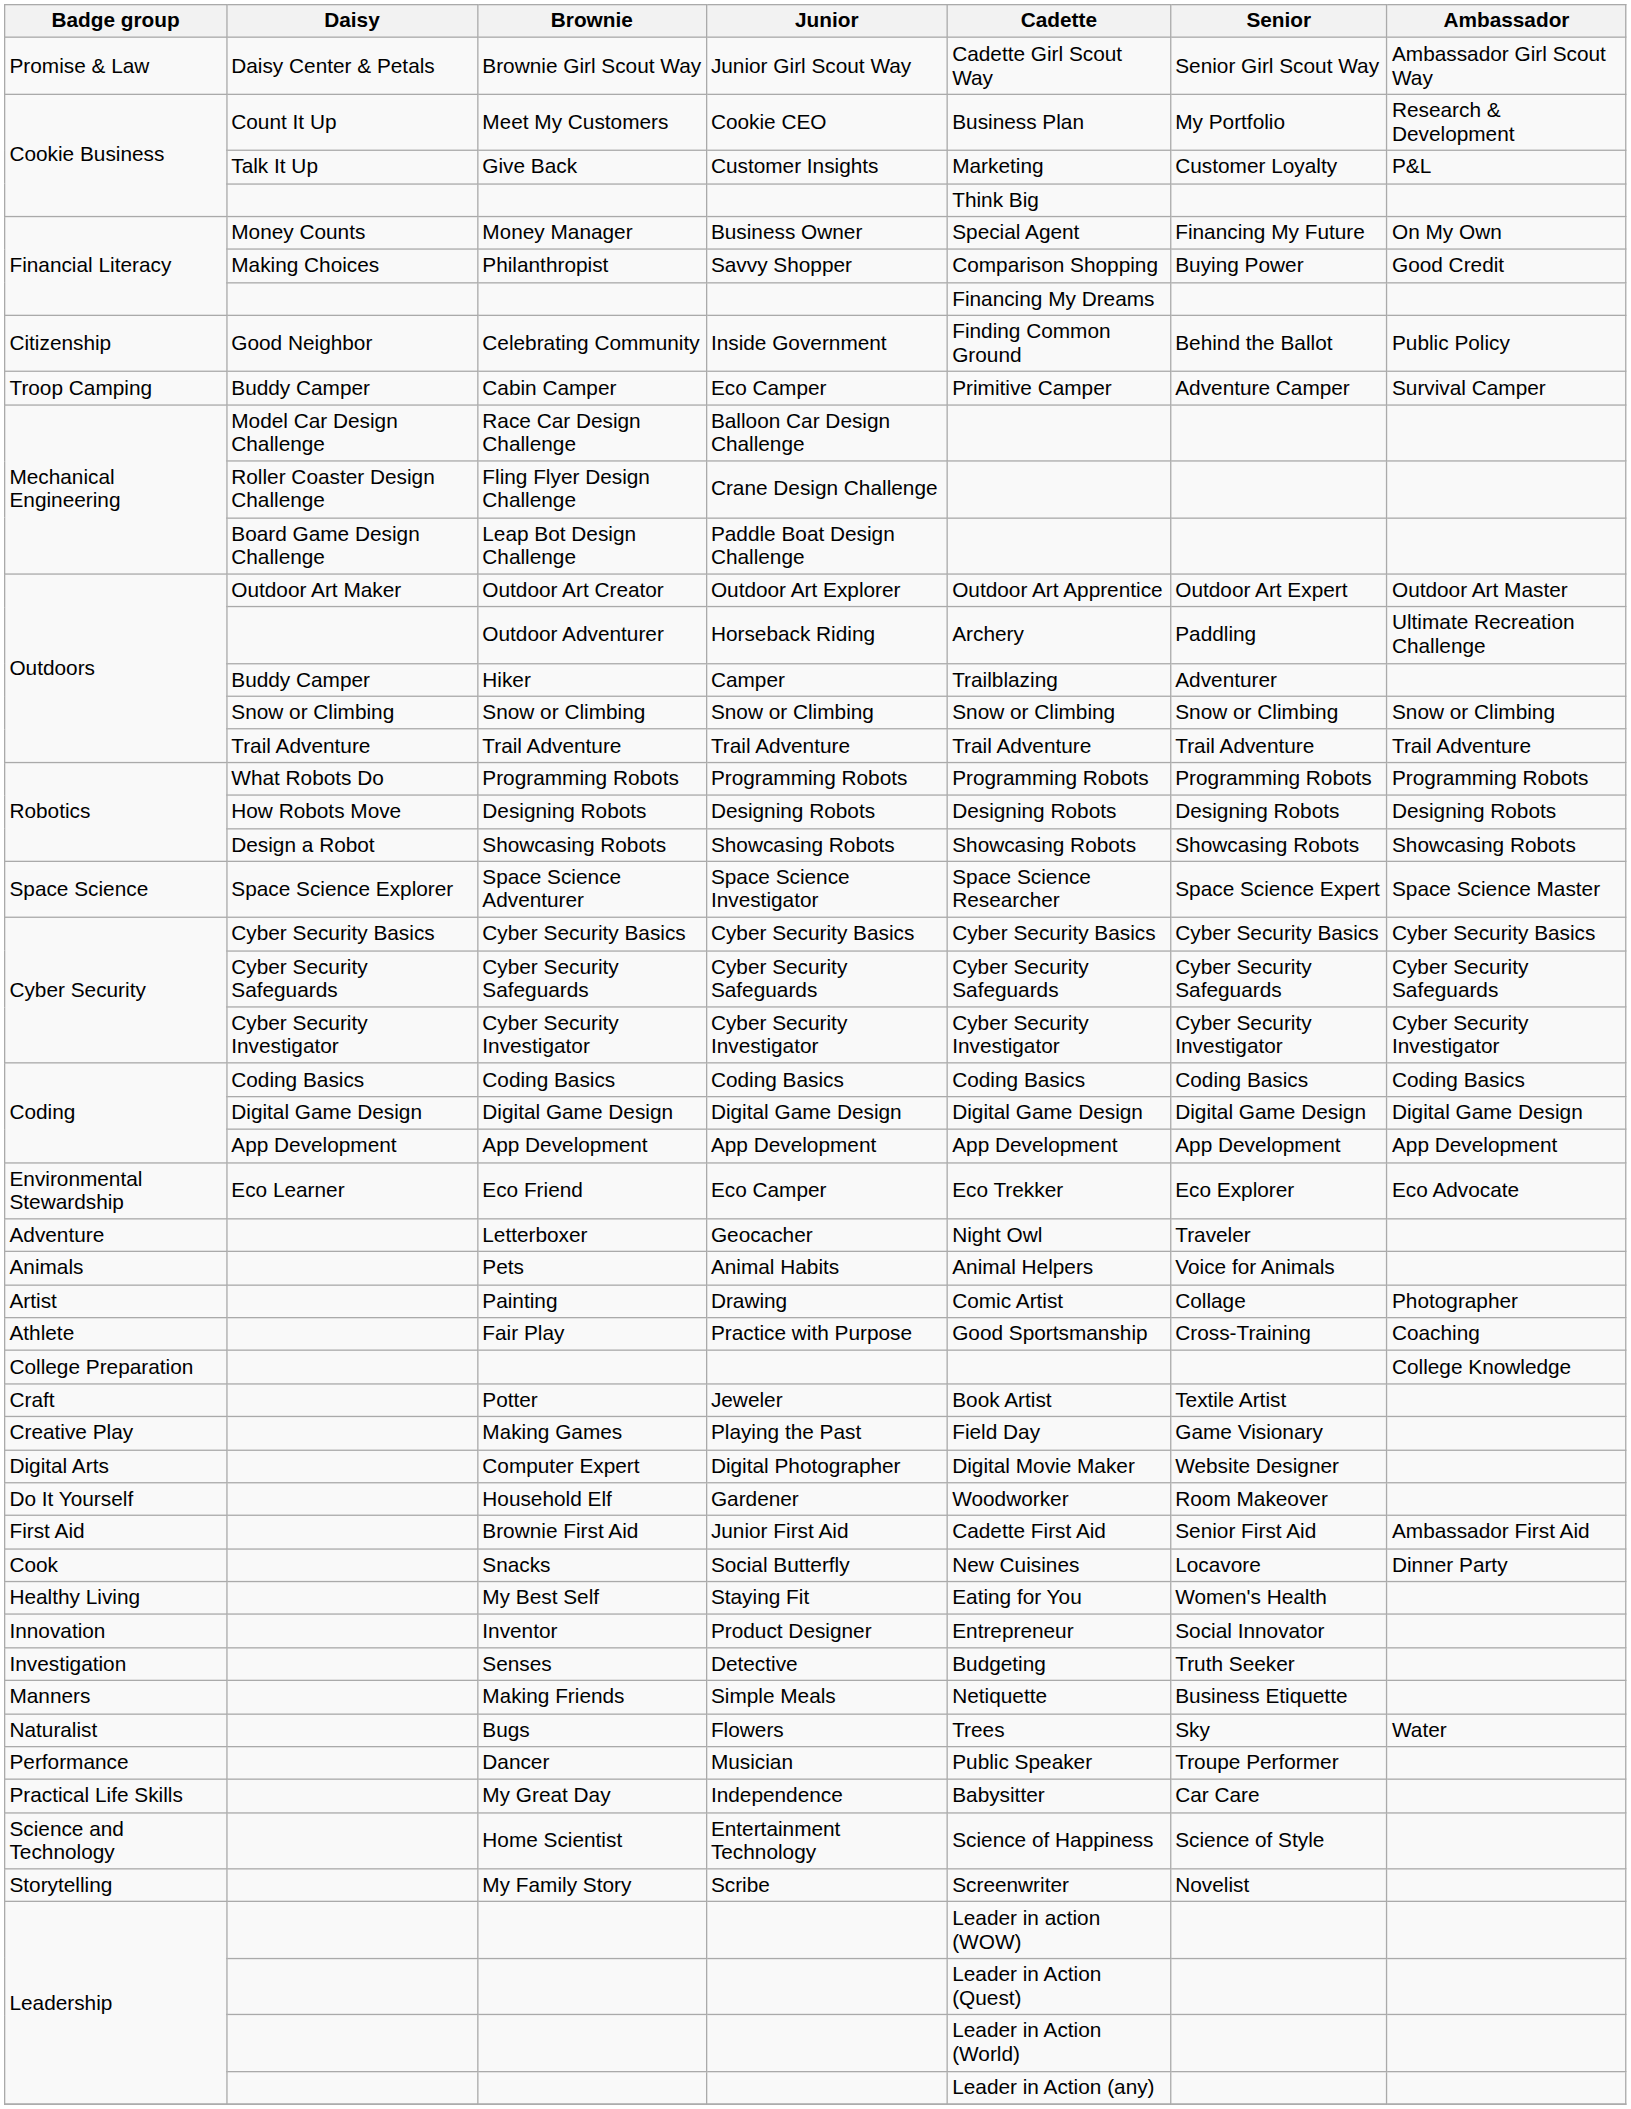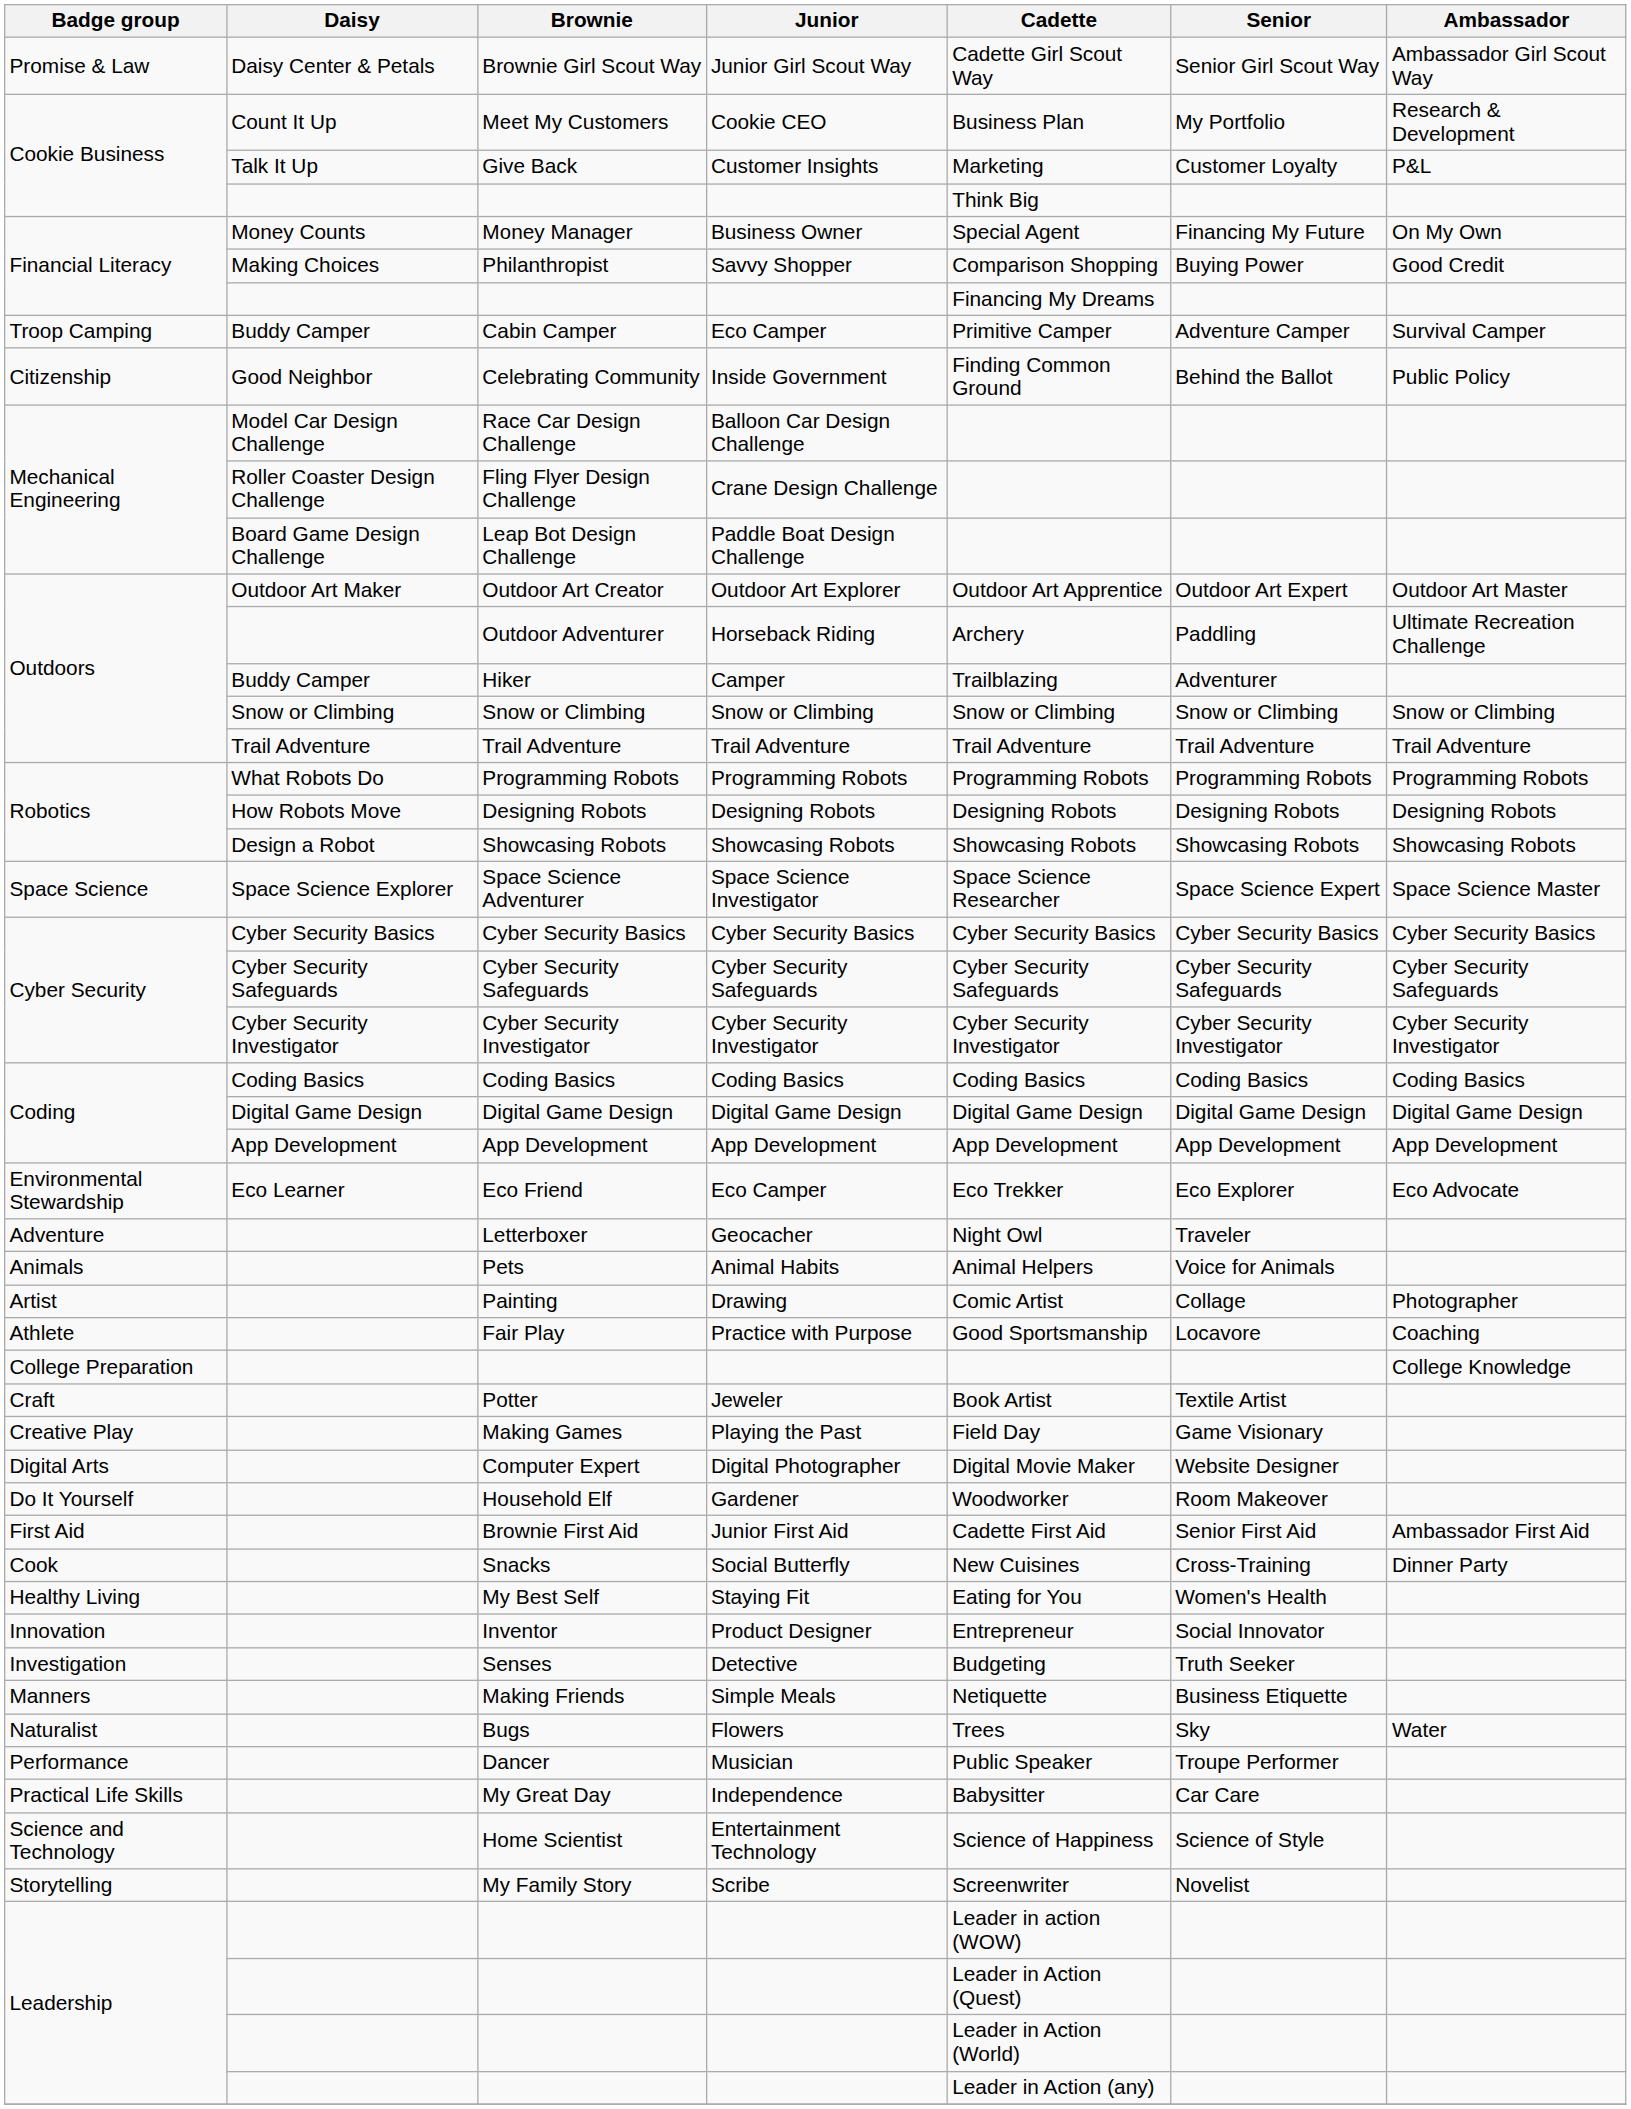rows swapped: (81, 388) <-> (60, 343)
(1243, 1333) Cross-Training -> (1218, 1333) Locavore
(1218, 1564) Locavore -> (1243, 1564) Cross-Training
